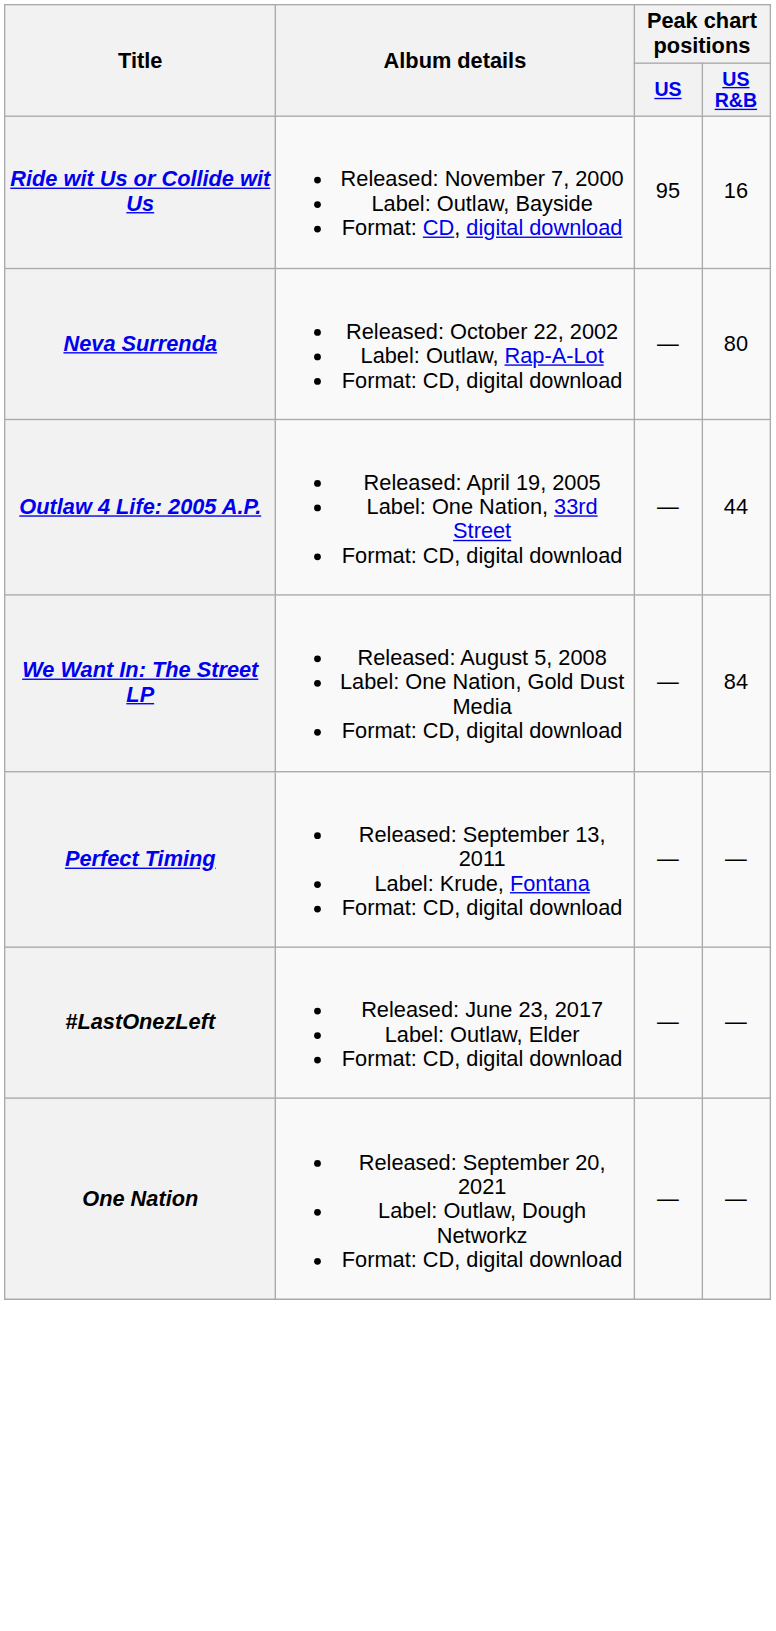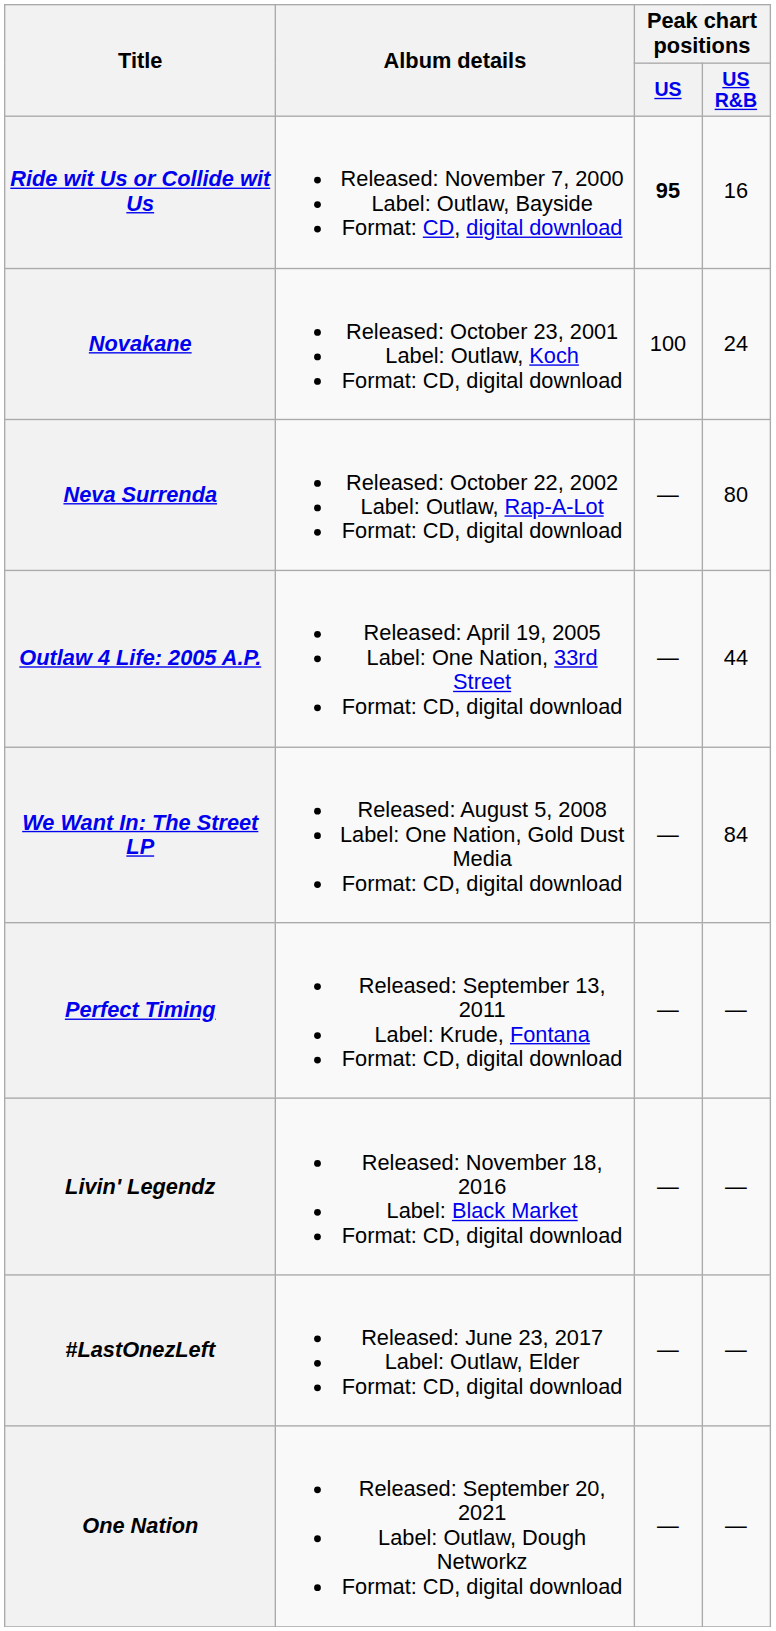(668, 191) normal -> (668, 191) bold
+ row: (140, 343)
+ row: (140, 1186)
